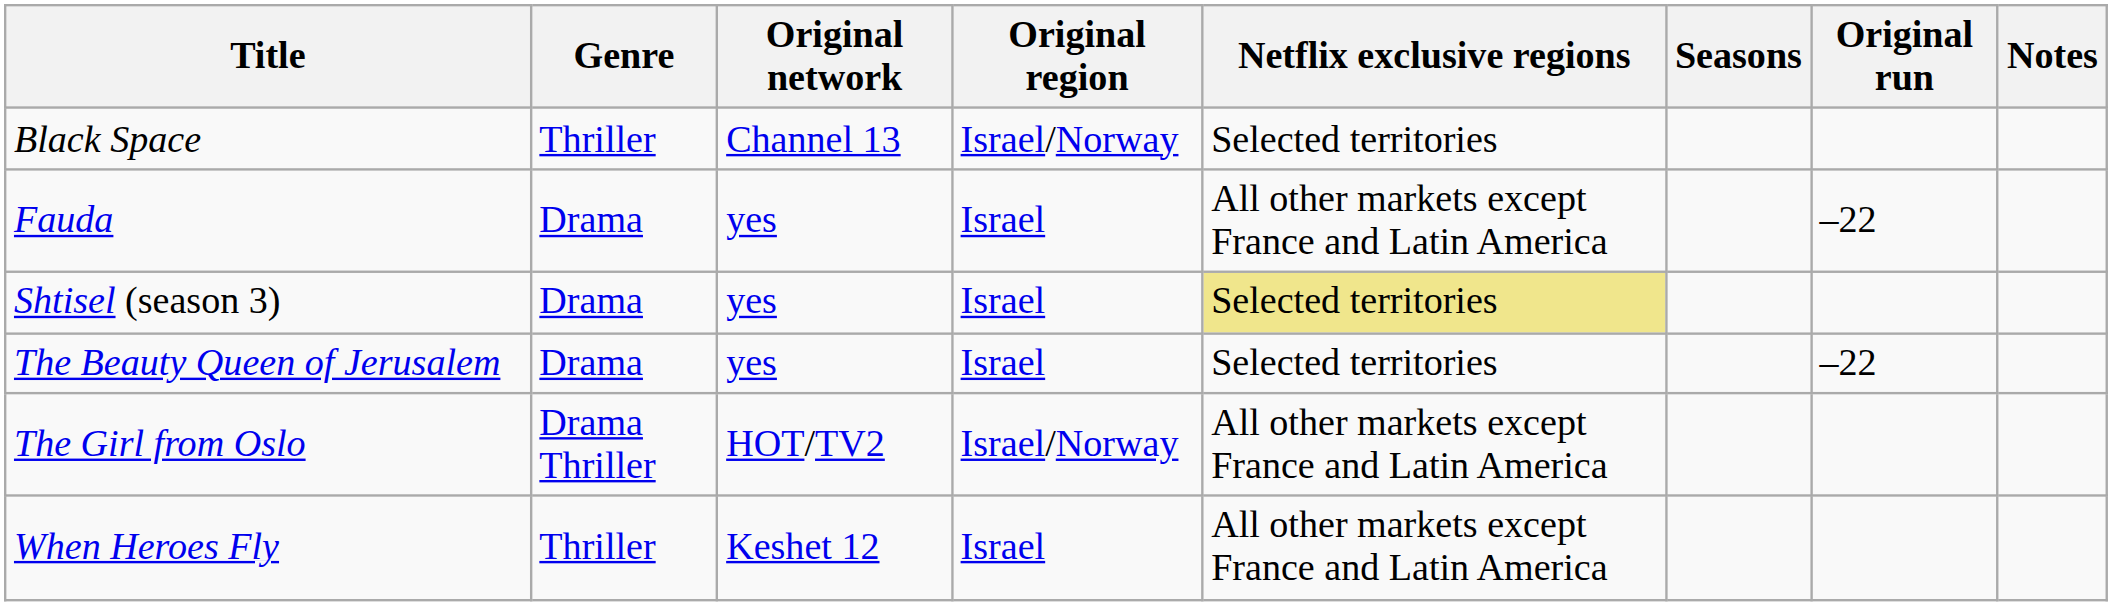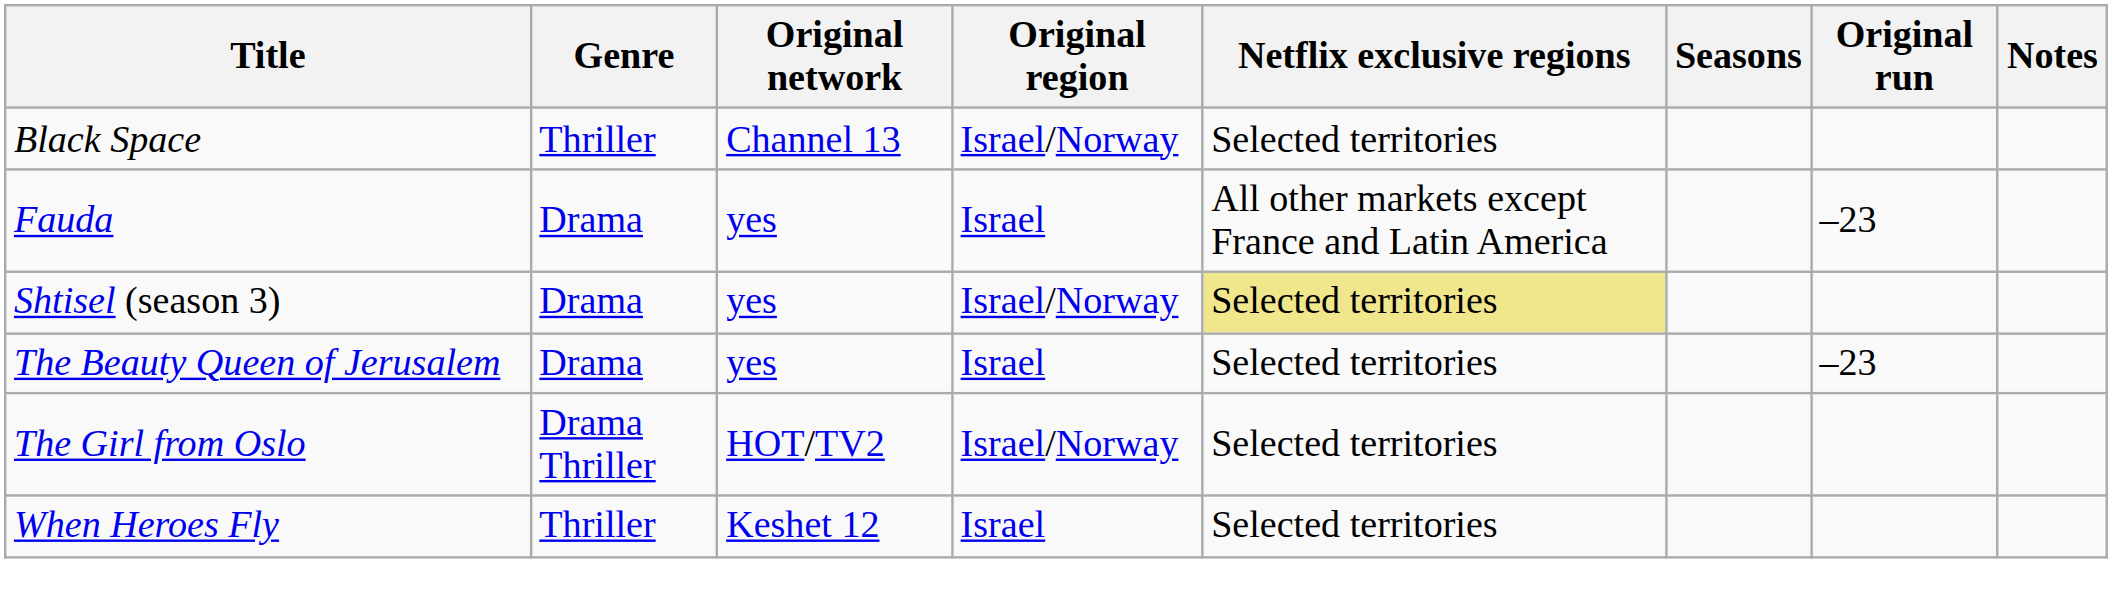(1848, 219) –22 -> (1848, 219) –23
(1003, 301) Israel -> (1070, 301) Israel/Norway
(1848, 361) –22 -> (1848, 361) –23
(1409, 443) All other markets except France and Latin America -> (1354, 443) Selected territories
(1409, 546) All other markets except France and Latin America -> (1354, 525) Selected territories
